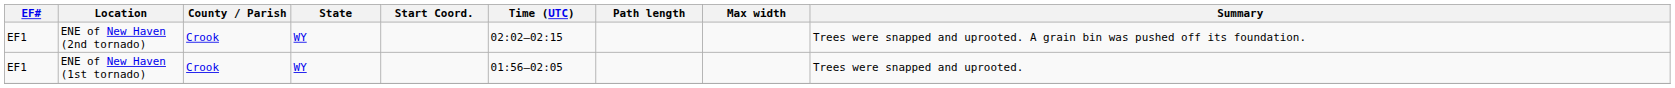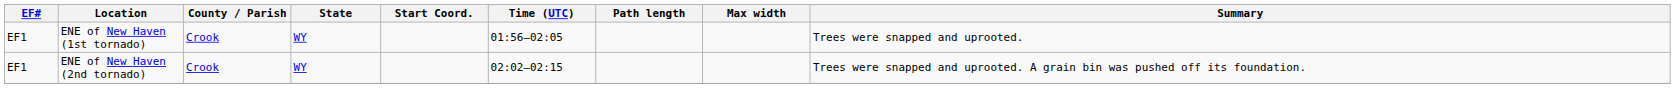rows swapped: (113, 68) <-> (113, 37)
